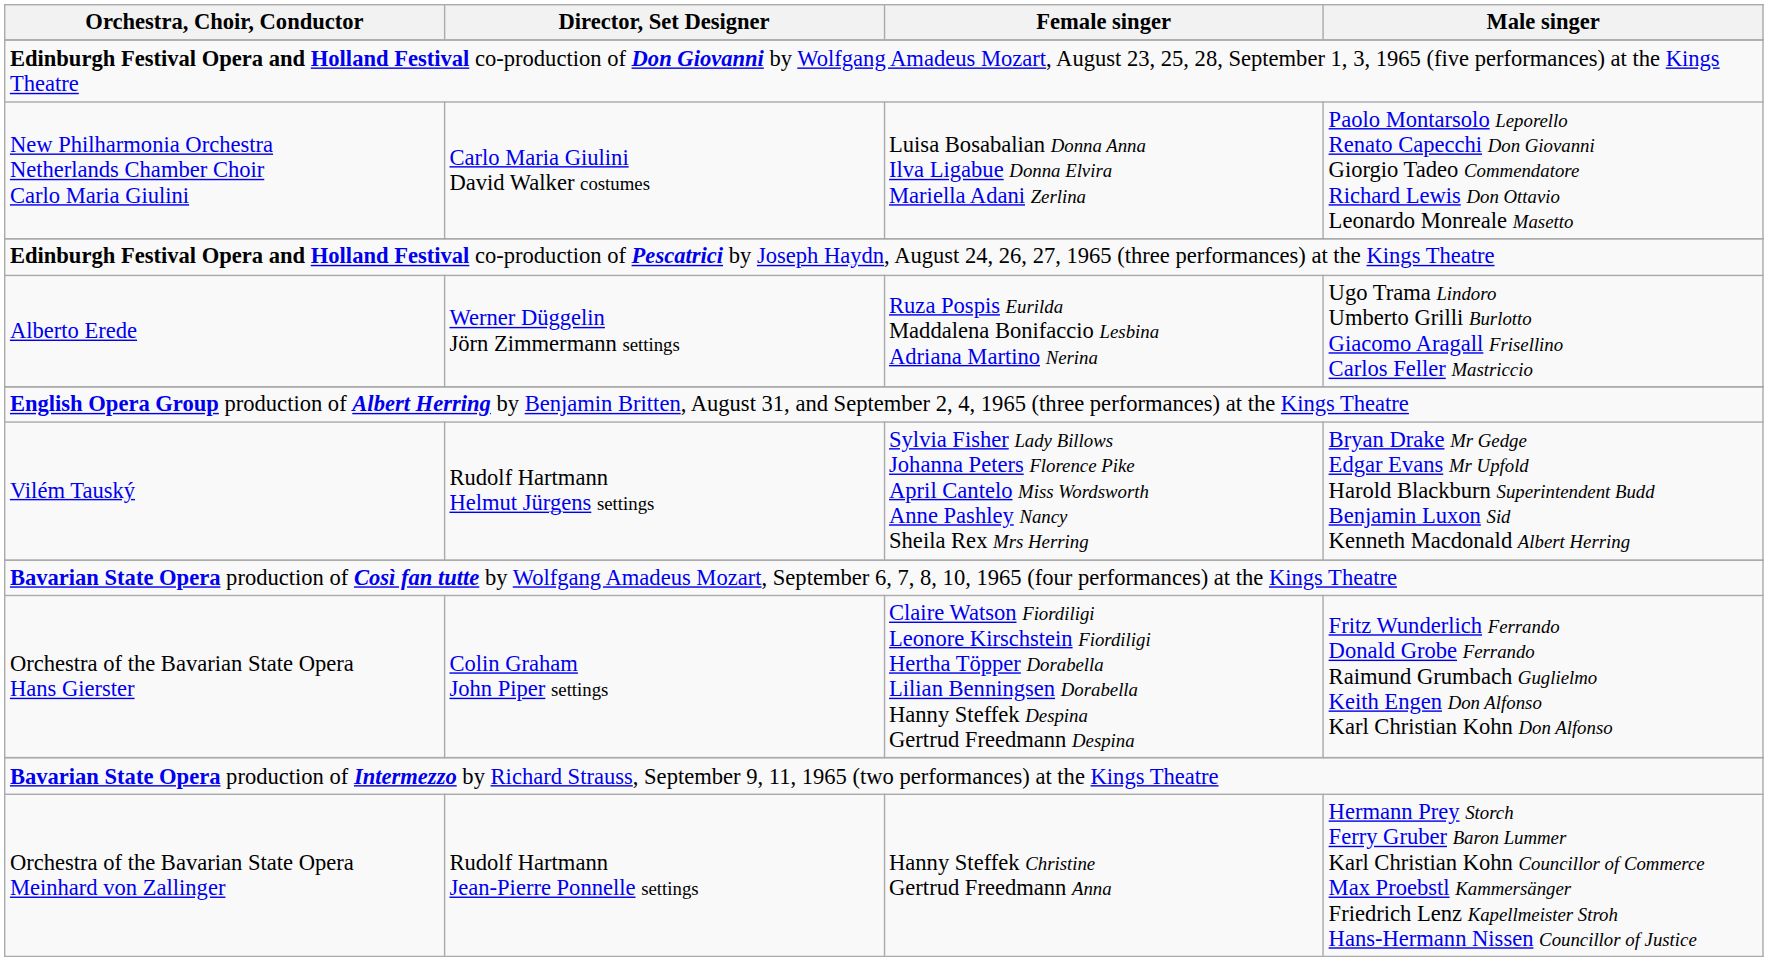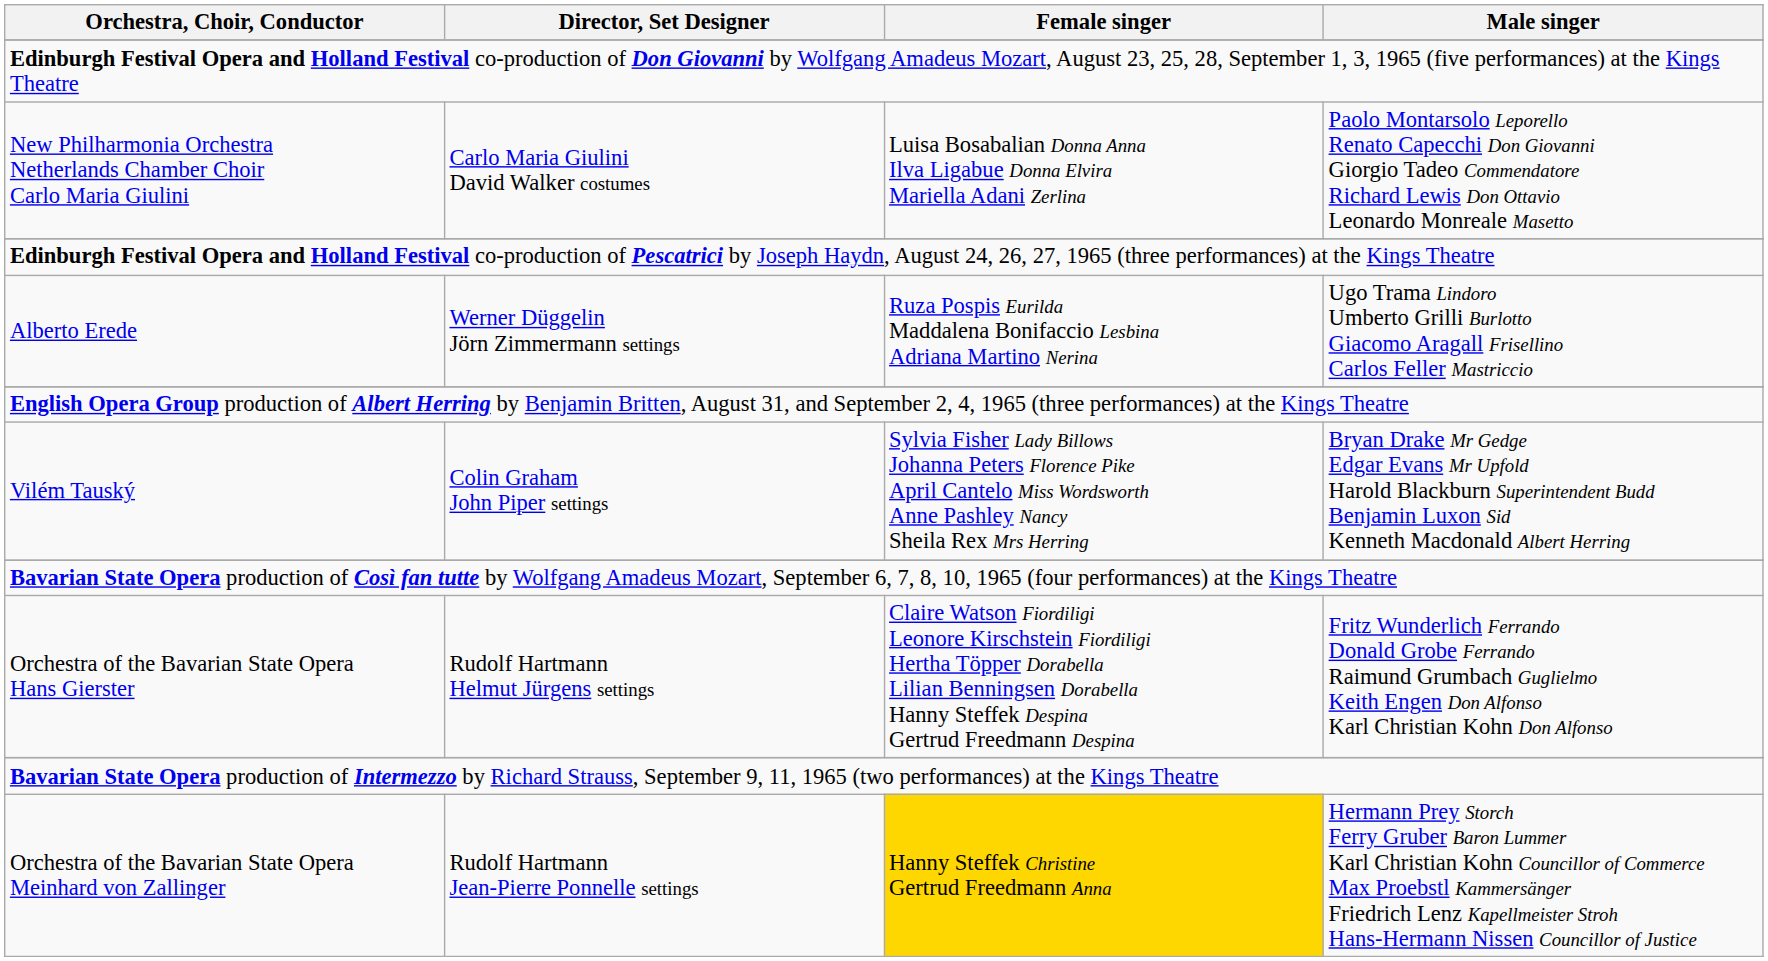(552, 490) Rudolf Hartmann Helmut Jürgens settings -> (529, 490) Colin Graham John Piper settings
(529, 676) Colin Graham John Piper settings -> (552, 676) Rudolf Hartmann Helmut Jürgens settings
(1000, 875) no background -> (1000, 875) gold background
